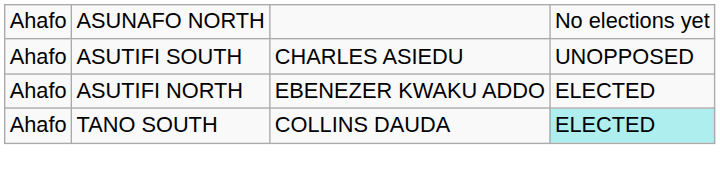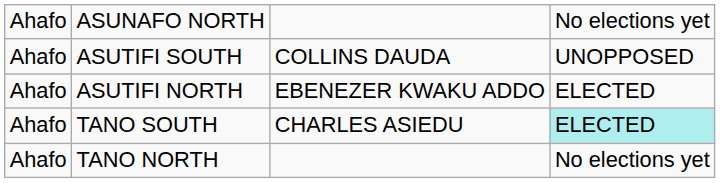(369, 56) CHARLES ASIEDU -> (362, 56) COLLINS DAUDA
(362, 125) COLLINS DAUDA -> (369, 125) CHARLES ASIEDU
+ row: (148, 159)
